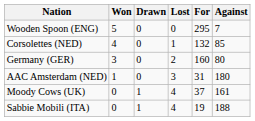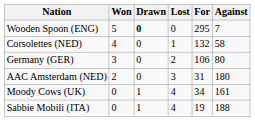(139, 28) normal -> (139, 28) bold
(220, 44) 85 -> (220, 44) 58
(202, 60) 160 -> (202, 60) 106
(114, 76) 1 -> (114, 76) 2
(199, 92) 37 -> (199, 92) 34
